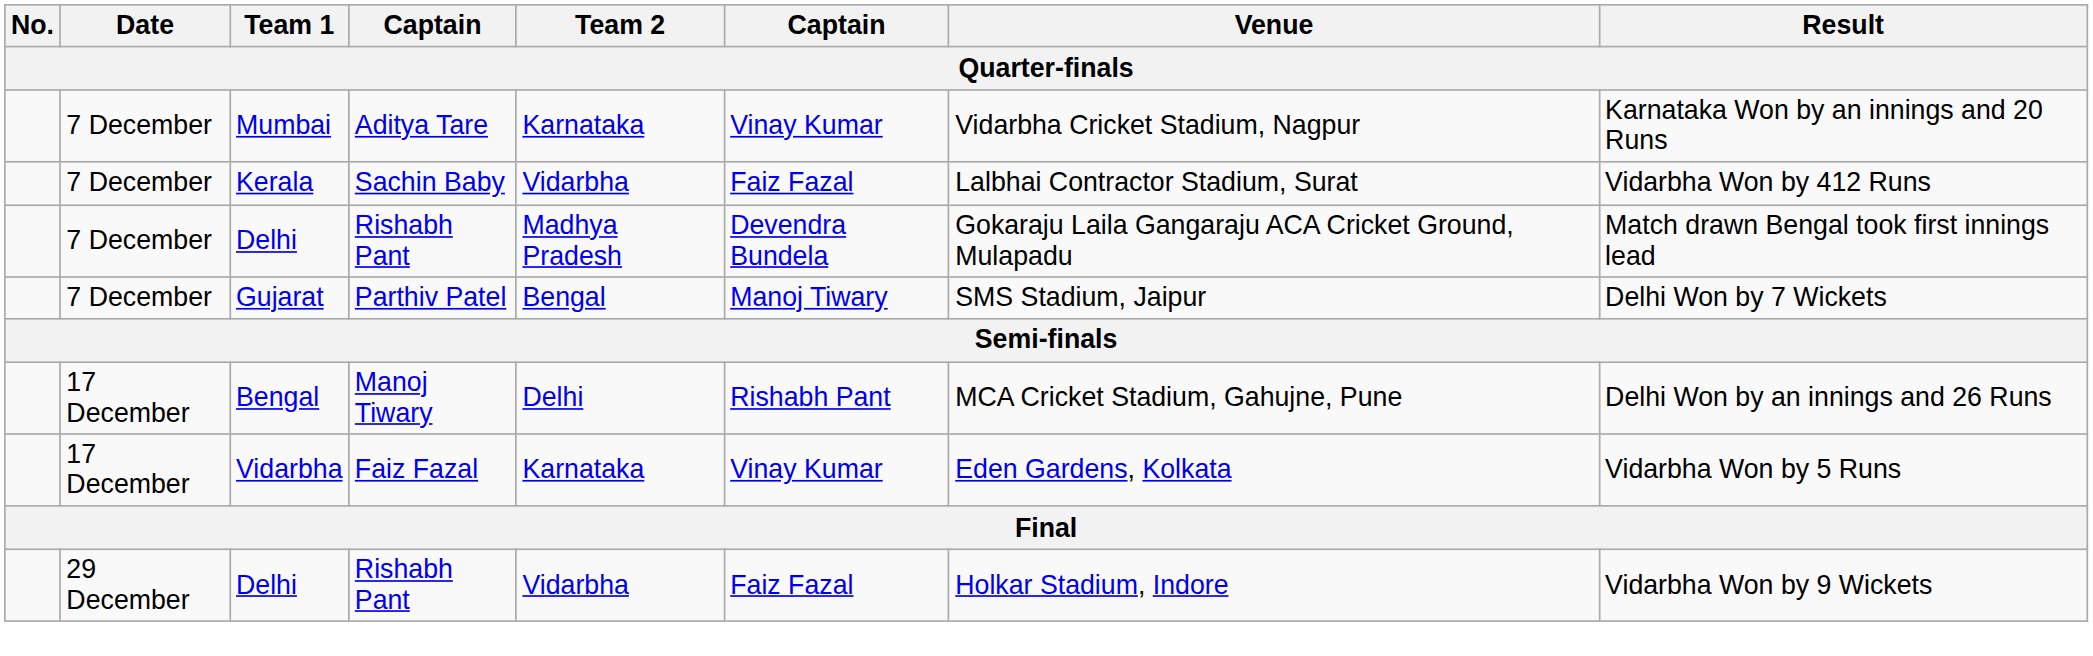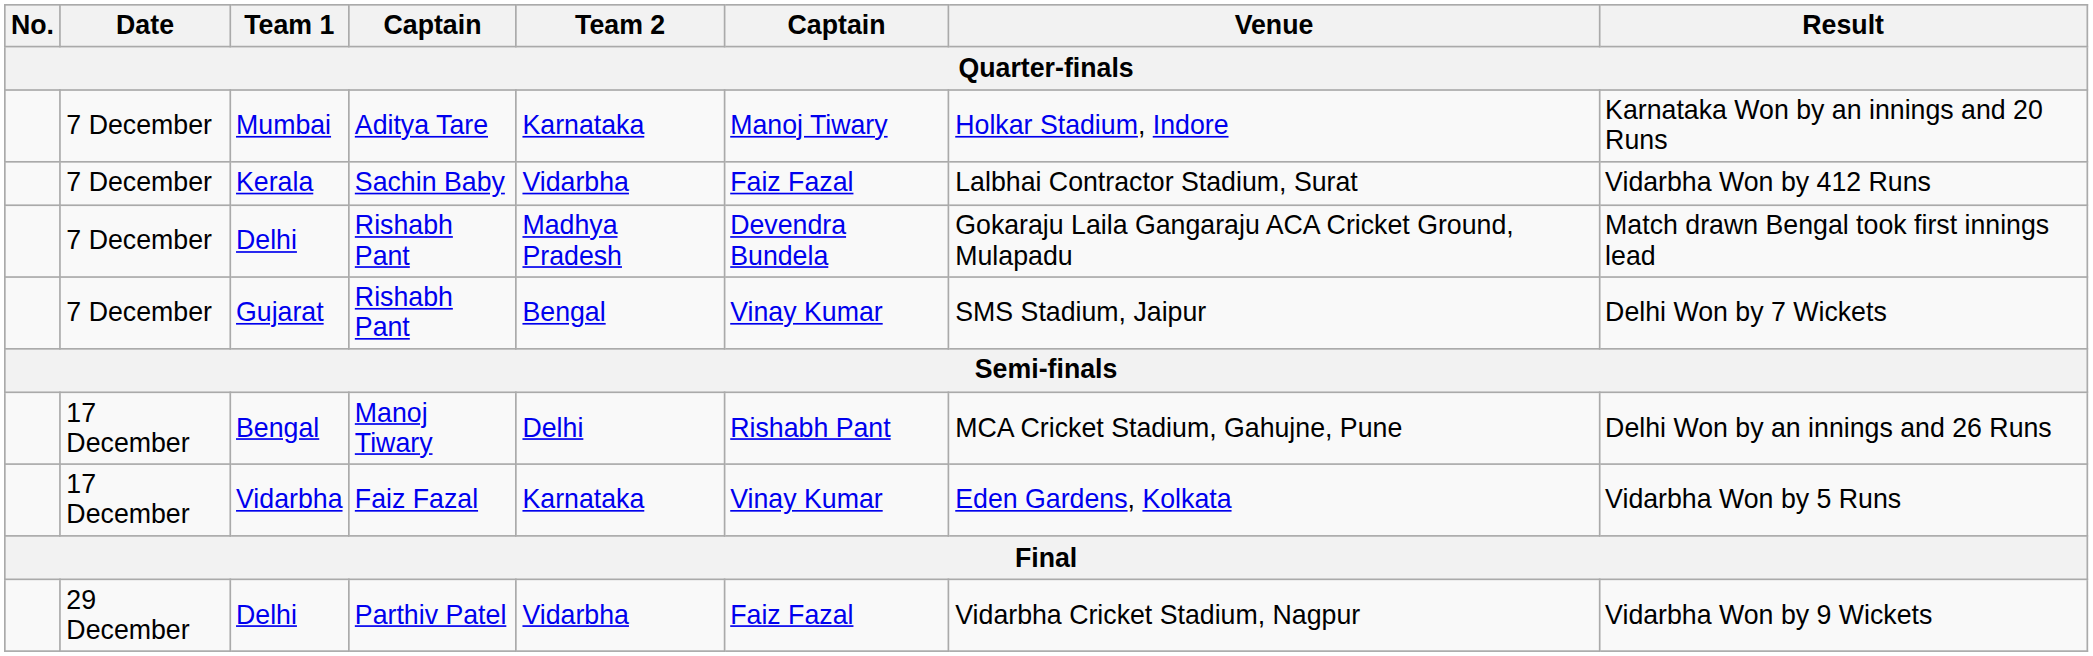(806, 125) Vinay Kumar -> (809, 125) Manoj Tiwary
(1158, 125) Vidarbha Cricket Stadium, Nagpur -> (1092, 125) Holkar Stadium, Indore
(431, 297) Parthiv Patel -> (404, 312) Rishabh Pant
(809, 297) Manoj Tiwary -> (806, 312) Vinay Kumar
(404, 584) Rishabh Pant -> (431, 614) Parthiv Patel
(1092, 584) Holkar Stadium, Indore -> (1158, 614) Vidarbha Cricket Stadium, Nagpur
